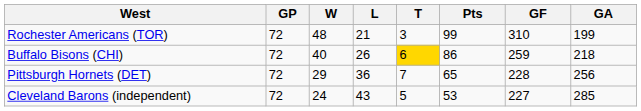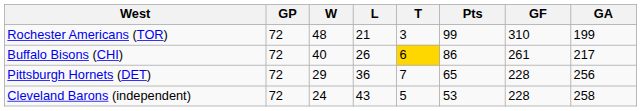(519, 55) 259 -> (519, 55) 261
(584, 55) 218 -> (584, 55) 217
(519, 95) 227 -> (519, 95) 228
(584, 95) 285 -> (584, 95) 258
